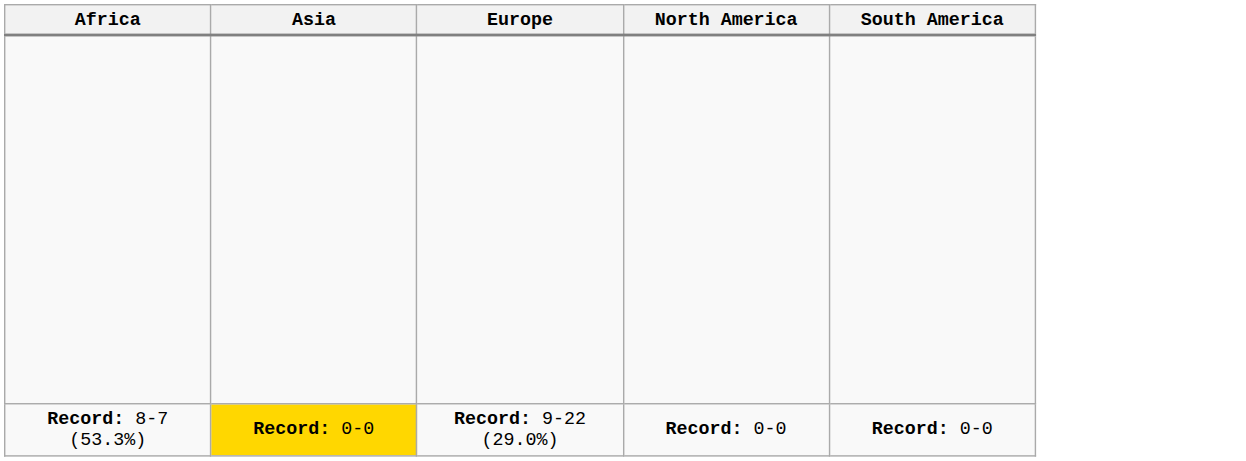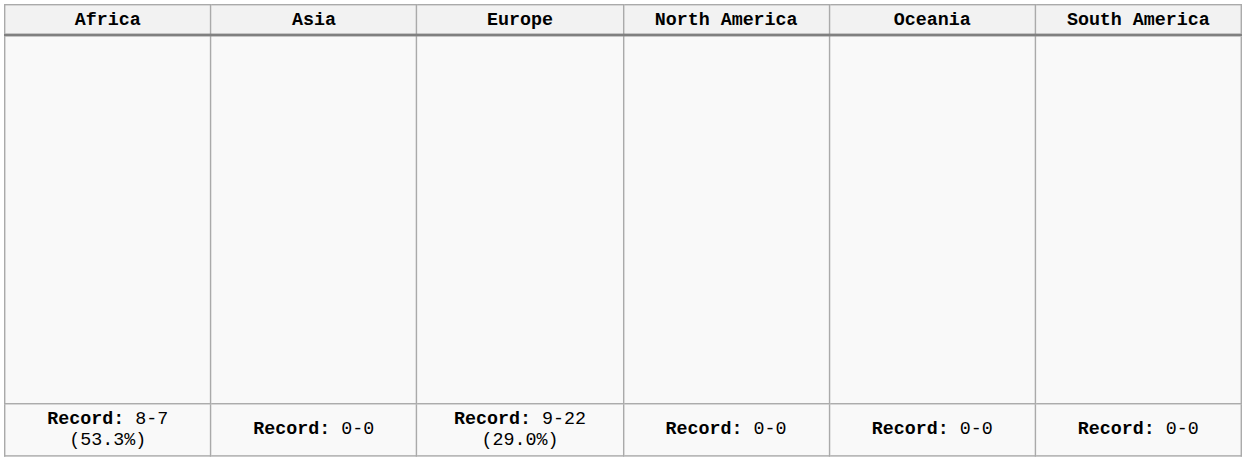+ column: (932, 20)
(314, 430) gold background -> (314, 430) no background
